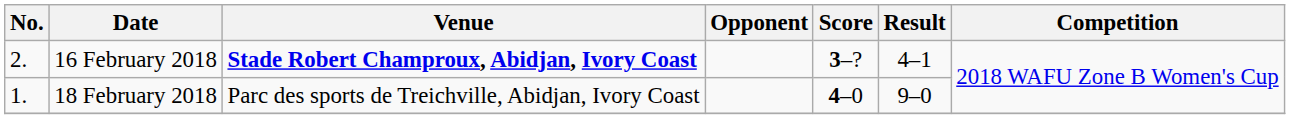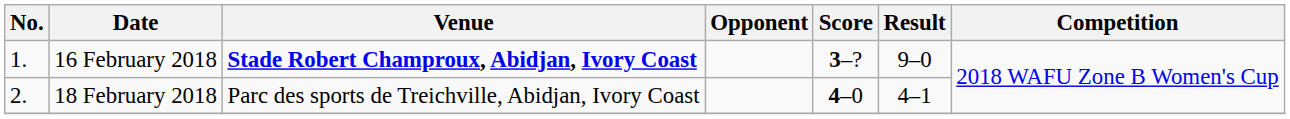(19, 58) 2. -> (19, 58) 1.
(915, 58) 4–1 -> (915, 58) 9–0
(19, 95) 1. -> (19, 95) 2.
(915, 95) 9–0 -> (915, 95) 4–1
